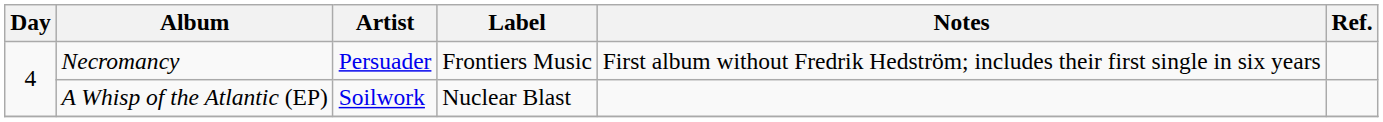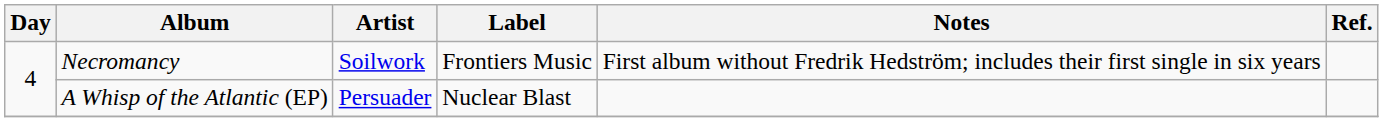(385, 60) Persuader -> (382, 60) Soilwork
(382, 97) Soilwork -> (385, 97) Persuader
